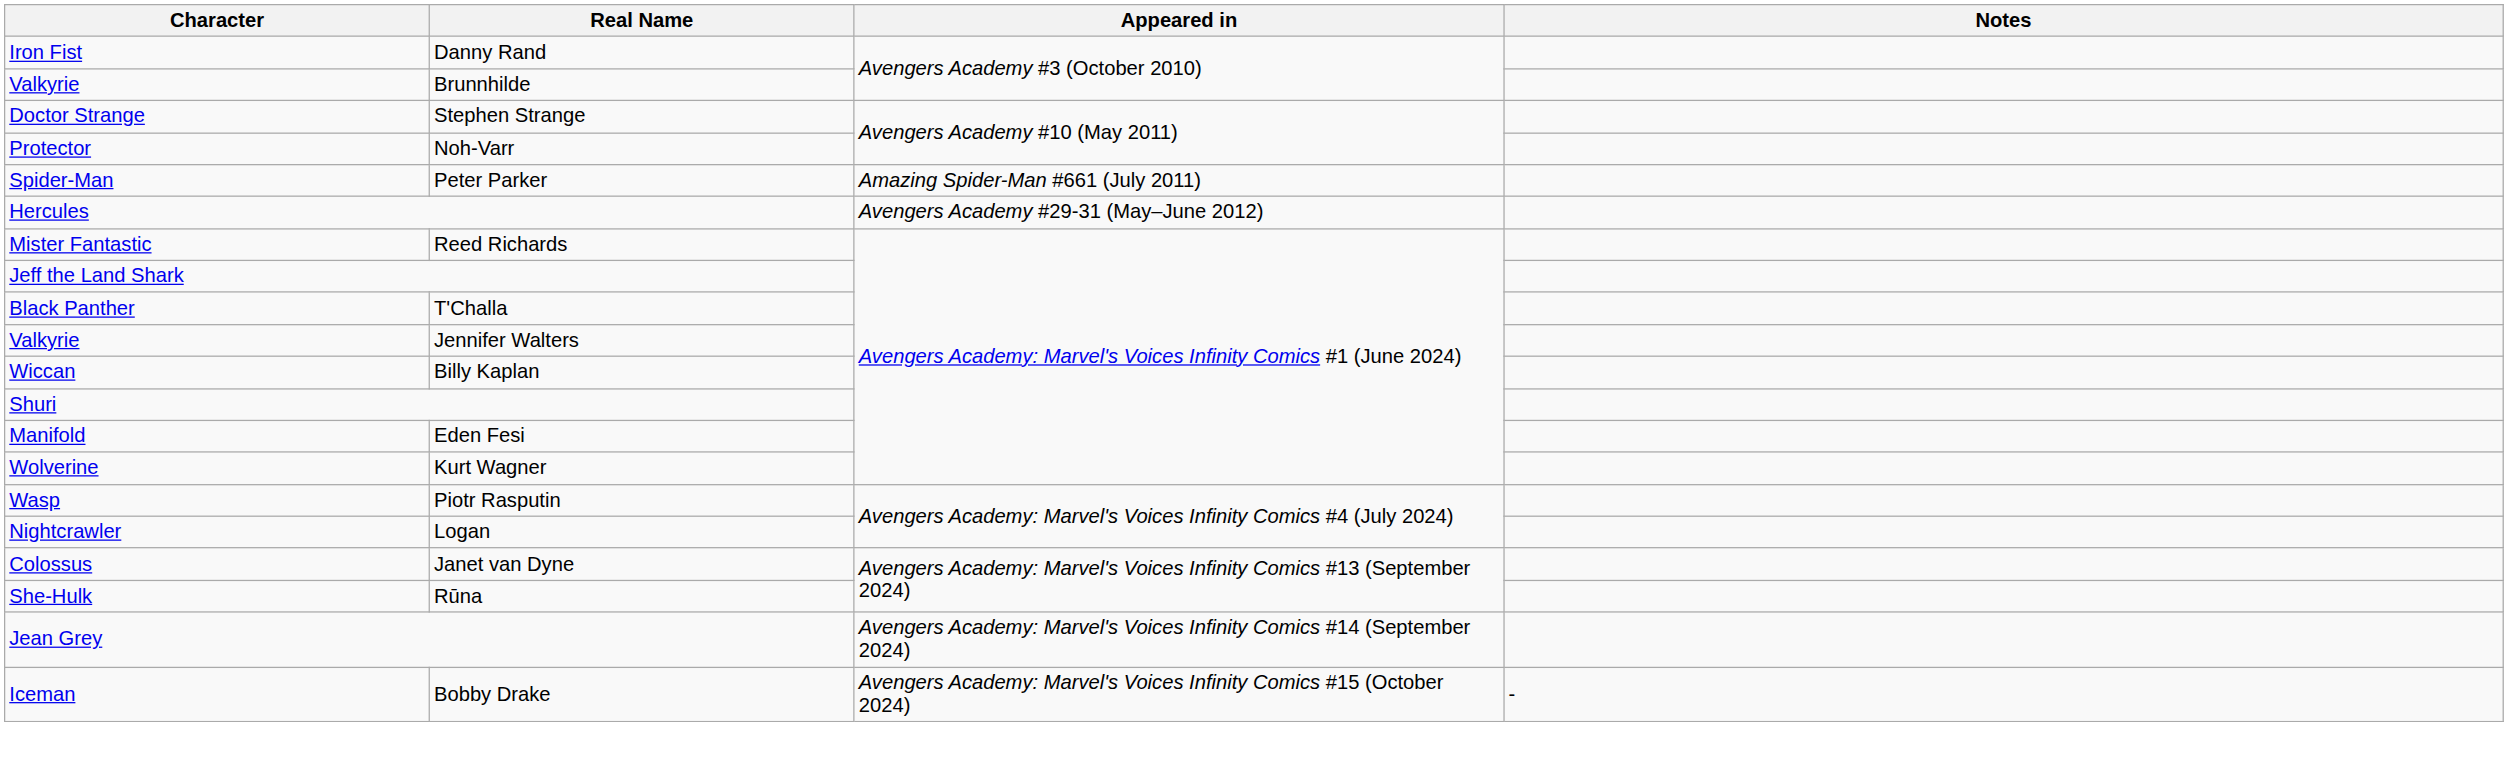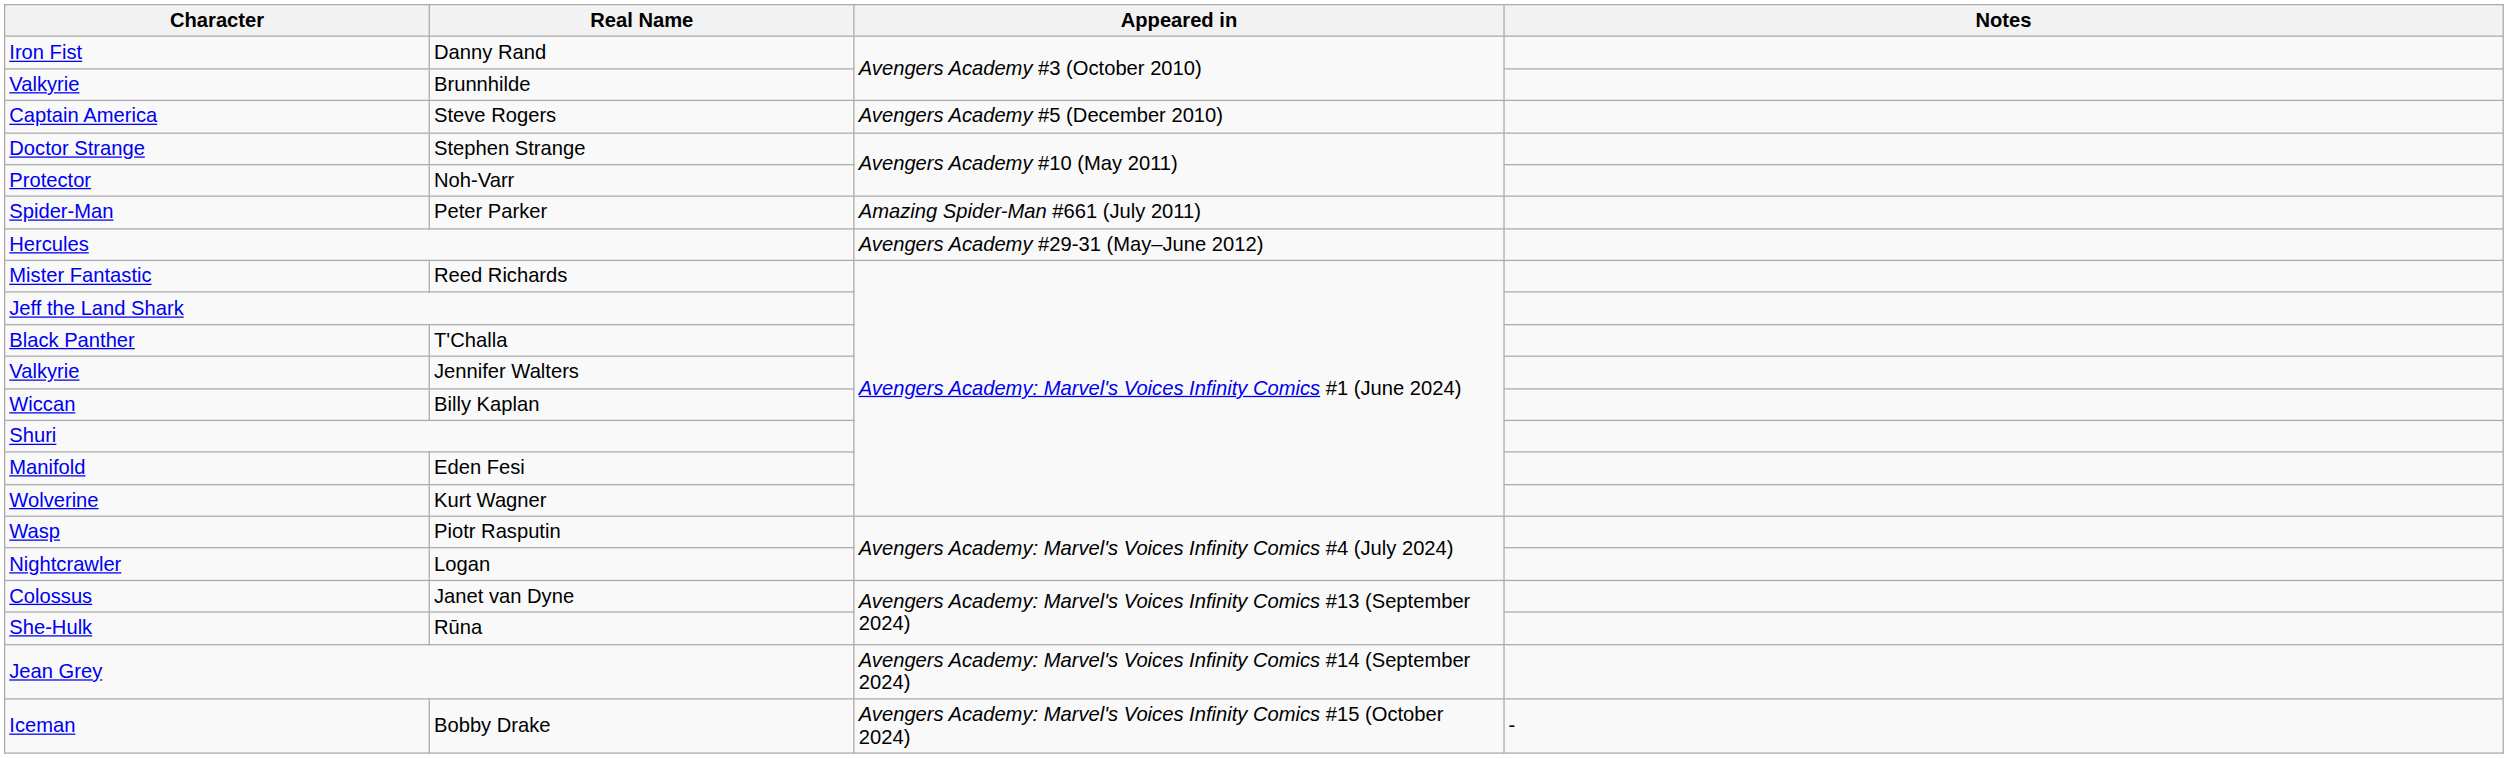+ row: (495, 116)
